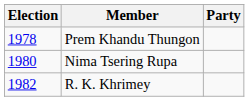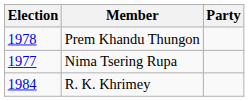(22, 61) 1980 -> (22, 61) 1977
(22, 84) 1982 -> (22, 84) 1984
